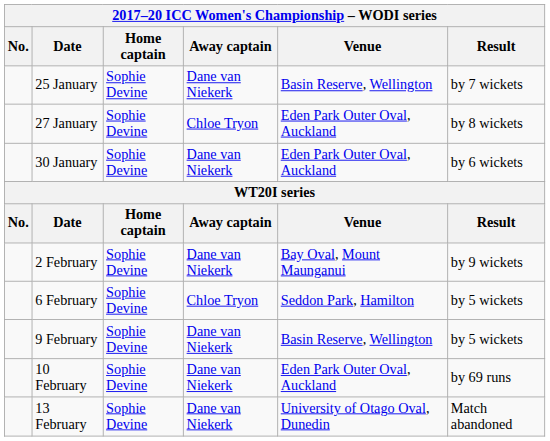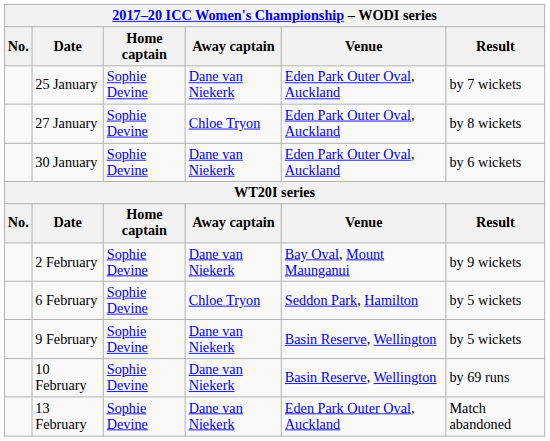(357, 84) Basin Reserve, Wellington -> (350, 84) Eden Park Outer Oval, Auckland
(346, 377) Eden Park Outer Oval, Auckland -> (361, 377) Basin Reserve, Wellington
(355, 416) University of Otago Oval, Dunedin -> (350, 416) Eden Park Outer Oval, Auckland
